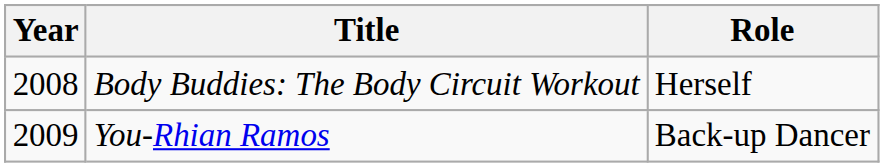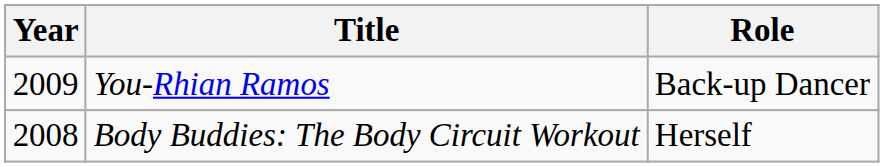rows swapped: (367, 82) <-> (212, 135)
